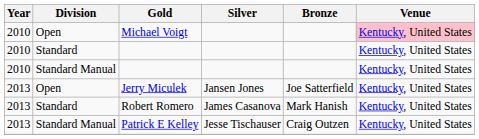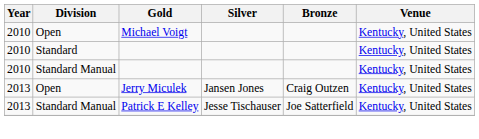(415, 32) pink background -> (415, 32) no background
(320, 87) Joe Satterfield -> (317, 87) Craig Outzen
- row: (57, 106)
(317, 124) Craig Outzen -> (320, 106) Joe Satterfield
